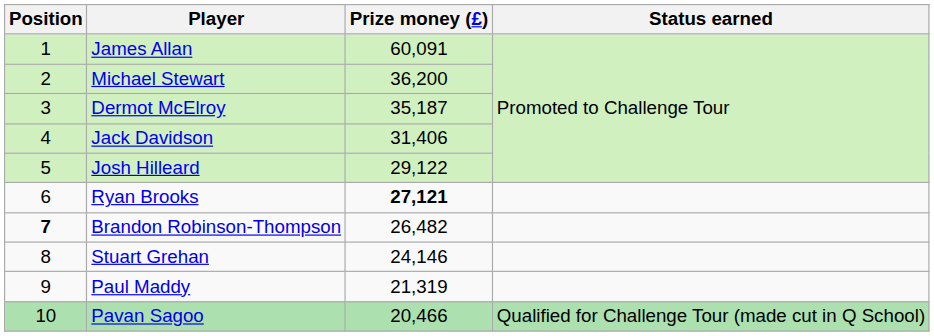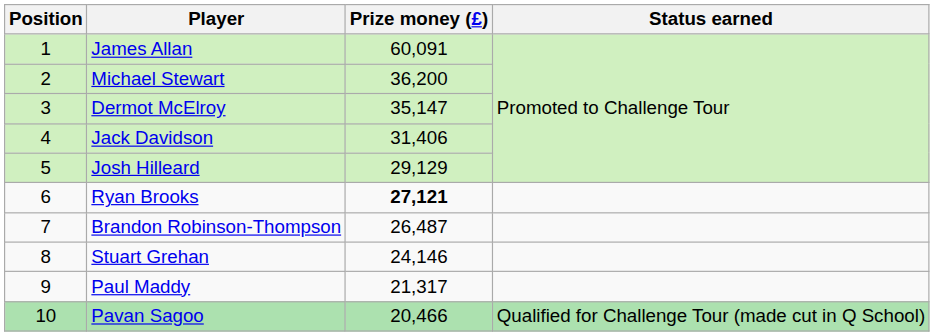(419, 108) 35,187 -> (419, 108) 35,147
(419, 167) 29,122 -> (419, 167) 29,129
(46, 227) bold -> (46, 227) normal
(419, 227) 26,482 -> (419, 227) 26,487
(419, 286) 21,319 -> (419, 286) 21,317
